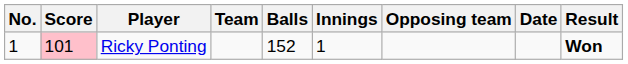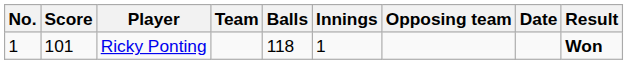(59, 46) pink background -> (59, 46) no background
(281, 46) 152 -> (280, 46) 118
